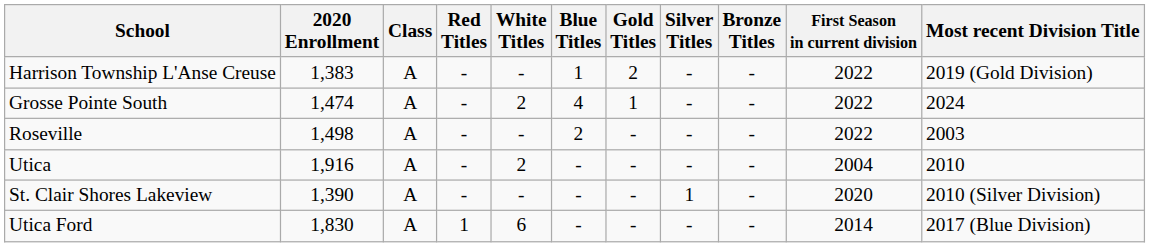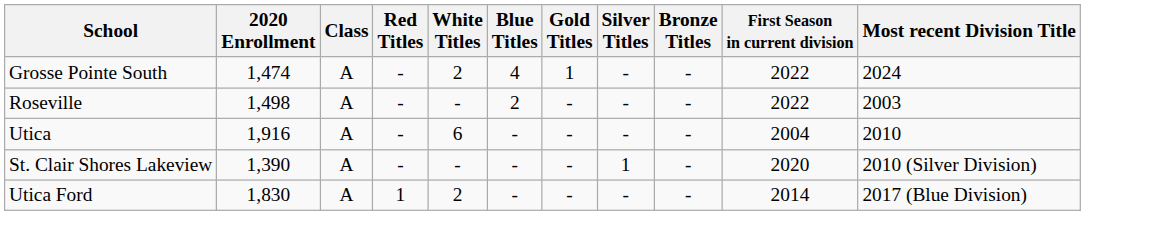- row: (142, 72)
(521, 164) 2 -> (458, 133) 6
(521, 225) 6 -> (458, 195) 2
